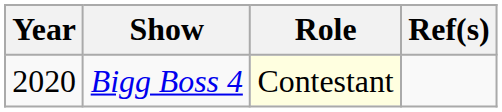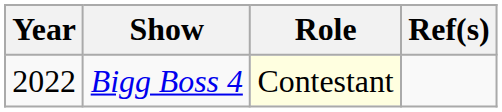(44, 80) 2020 -> (44, 80) 2022
